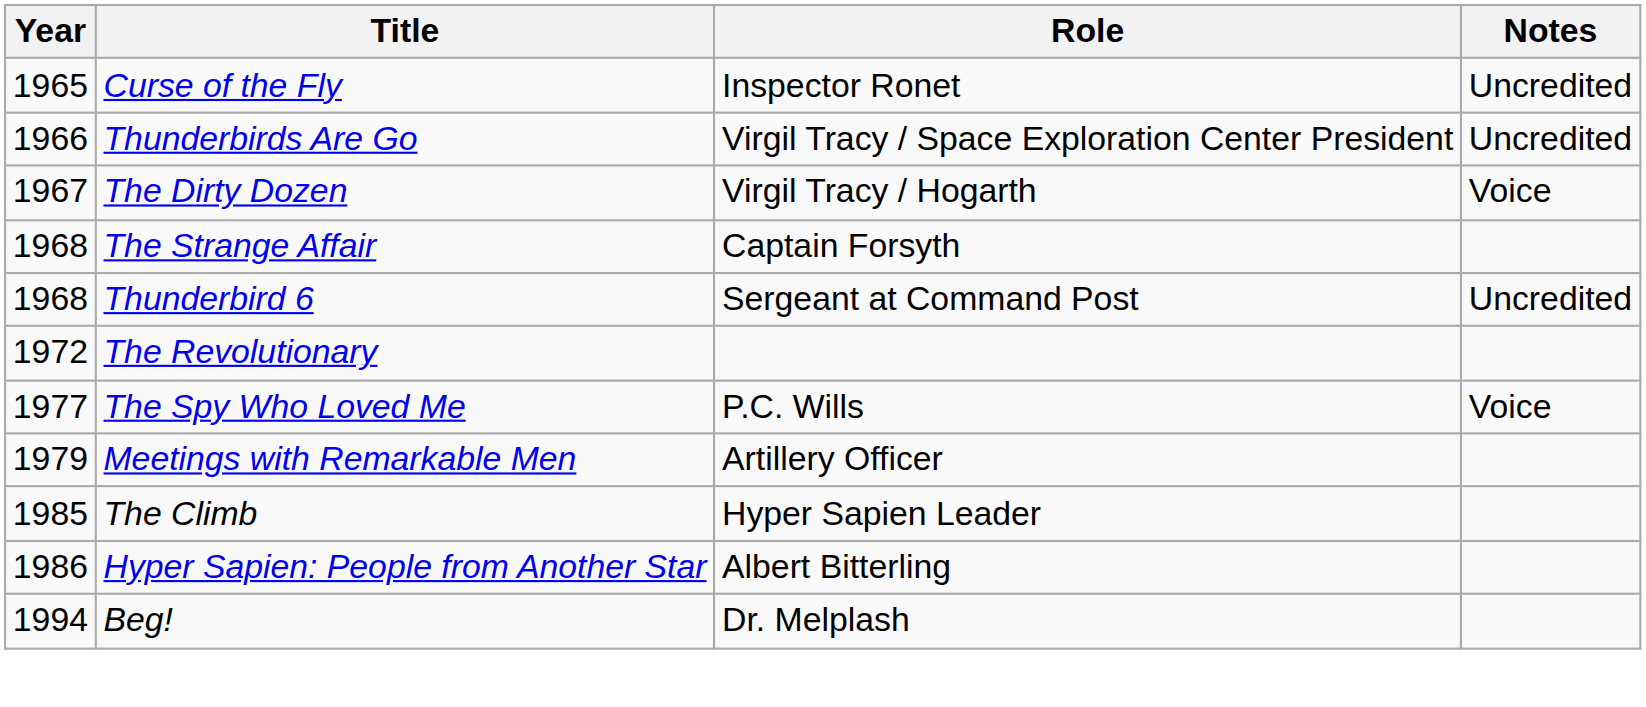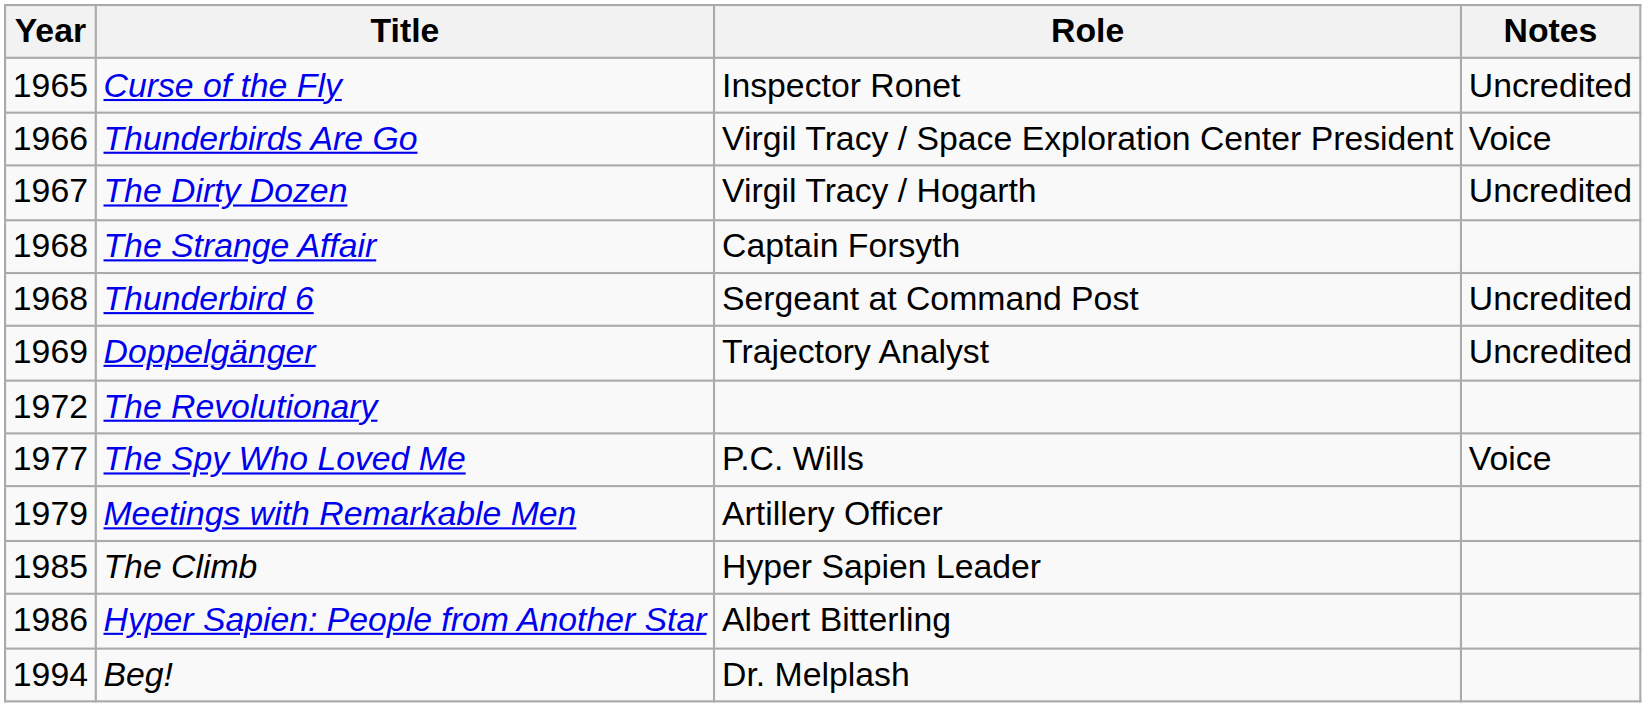(1550, 138) Uncredited -> (1510, 138) Voice
(1510, 191) Voice -> (1550, 191) Uncredited
+ row: (210, 352)
